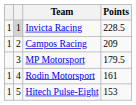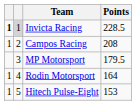(9, 27) normal -> (9, 27) bold
(110, 43) 209 -> (110, 43) 208
(110, 75) 161 -> (110, 75) 164
